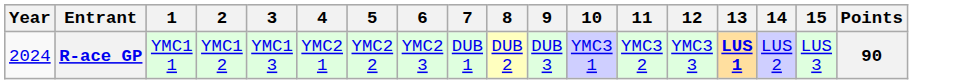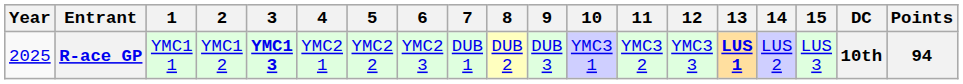+ column: (861, 18)
(30, 55) 2024 -> (30, 55) 2025
(272, 55) normal -> (272, 55) bold
(872, 55) 90 -> (922, 55) 94
